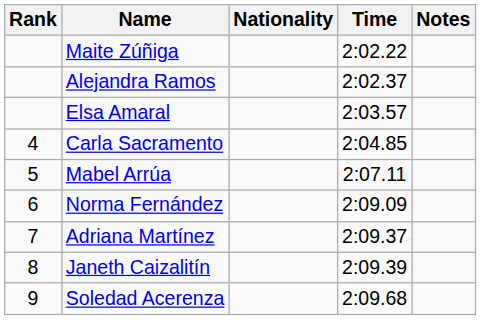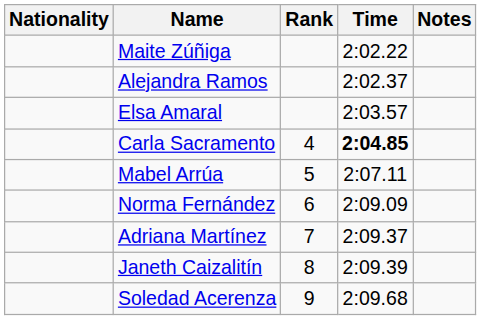columns swapped: (33, 19) <-> (283, 19)
(375, 143) normal -> (375, 143) bold
